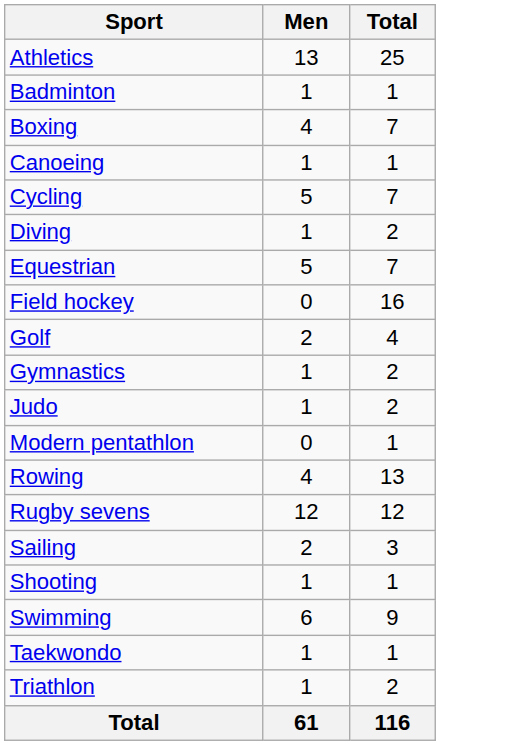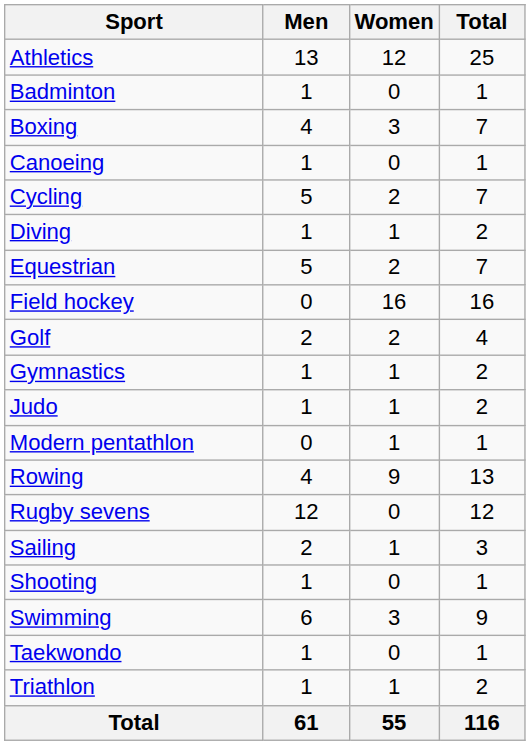+ column: (394, 22)
